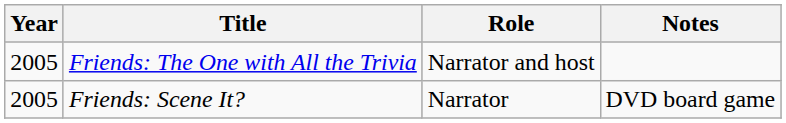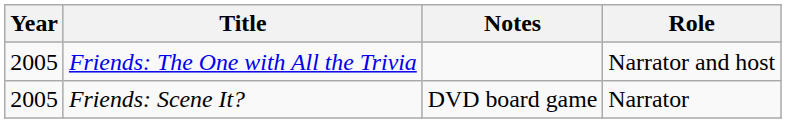columns swapped: (511, 23) <-> (690, 23)
